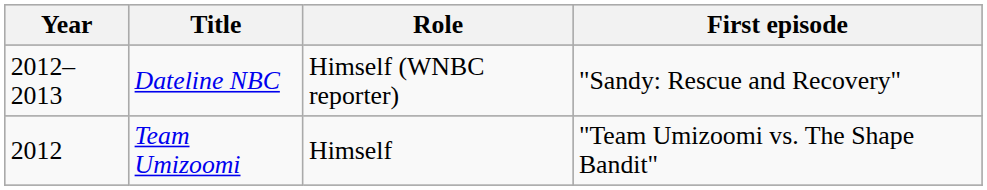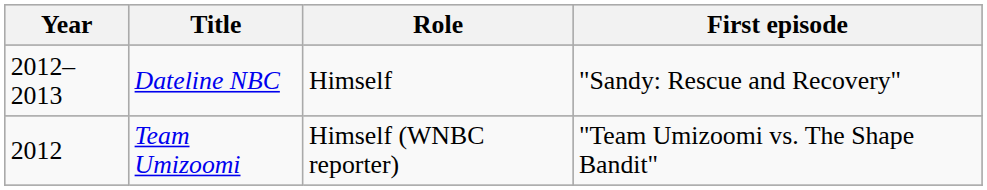(397, 80) Himself (WNBC reporter) -> (351, 80) Himself
(351, 150) Himself -> (397, 150) Himself (WNBC reporter)
